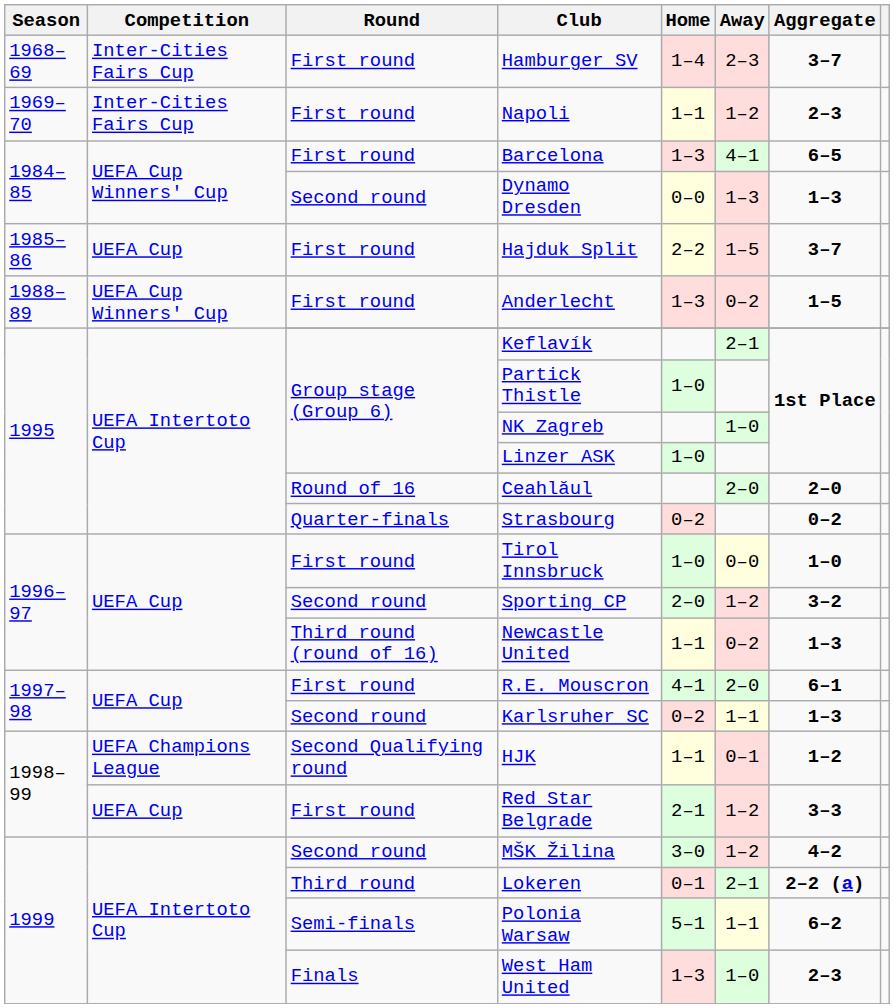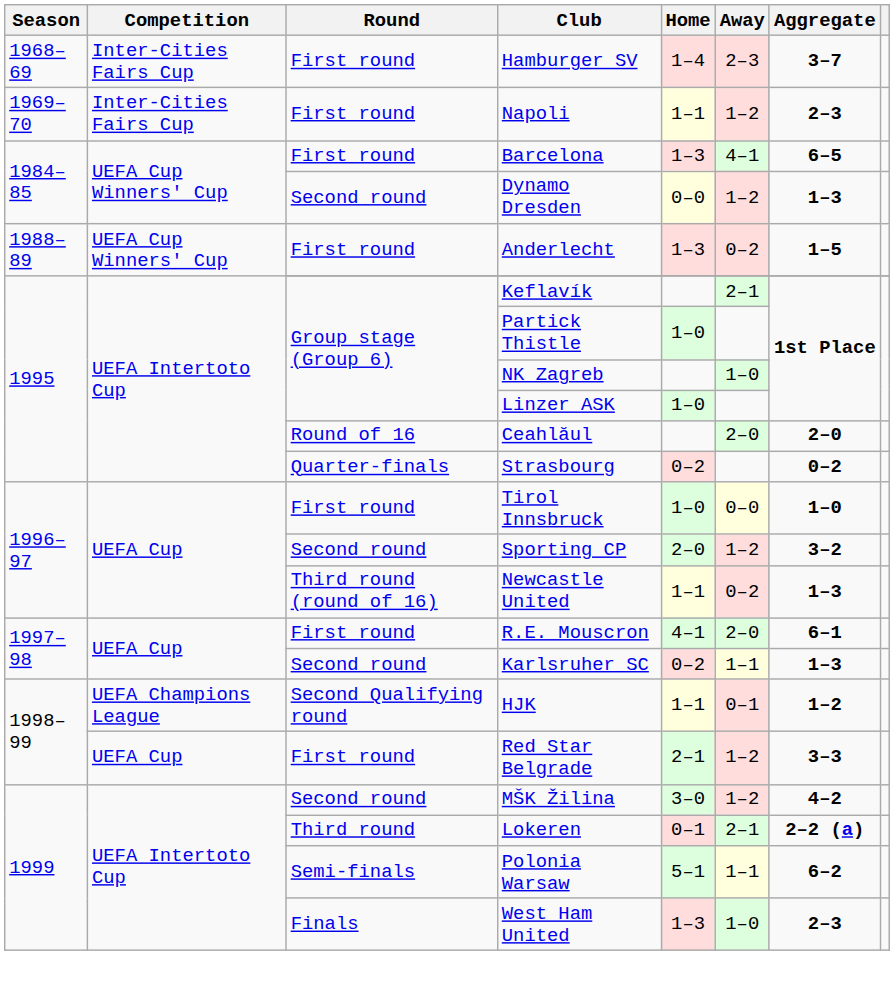(742, 197) 1–3 -> (742, 197) 1–2
- row: (570, 250)
